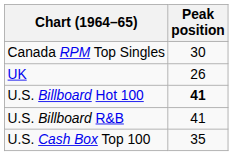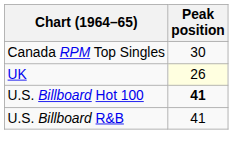(198, 74) no background -> (198, 74) lightyellow background
- row: (79, 140)
